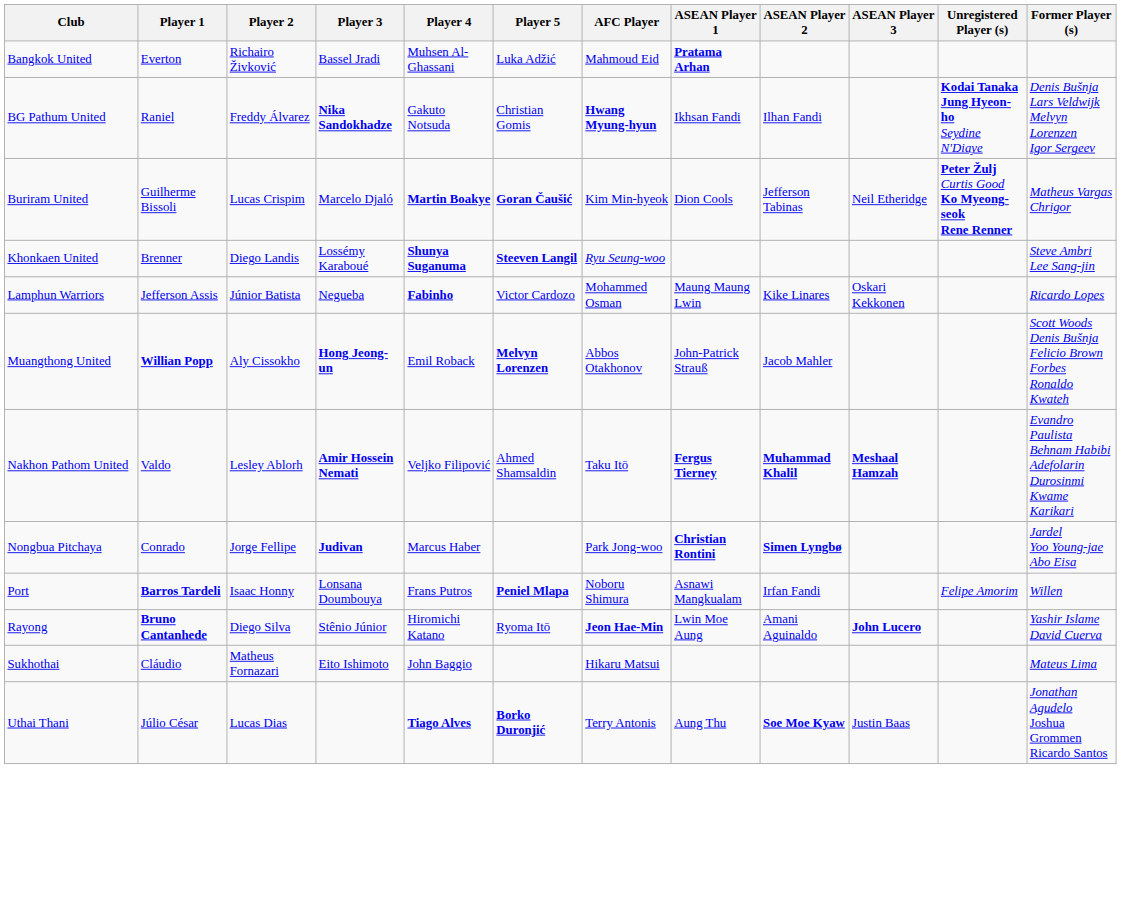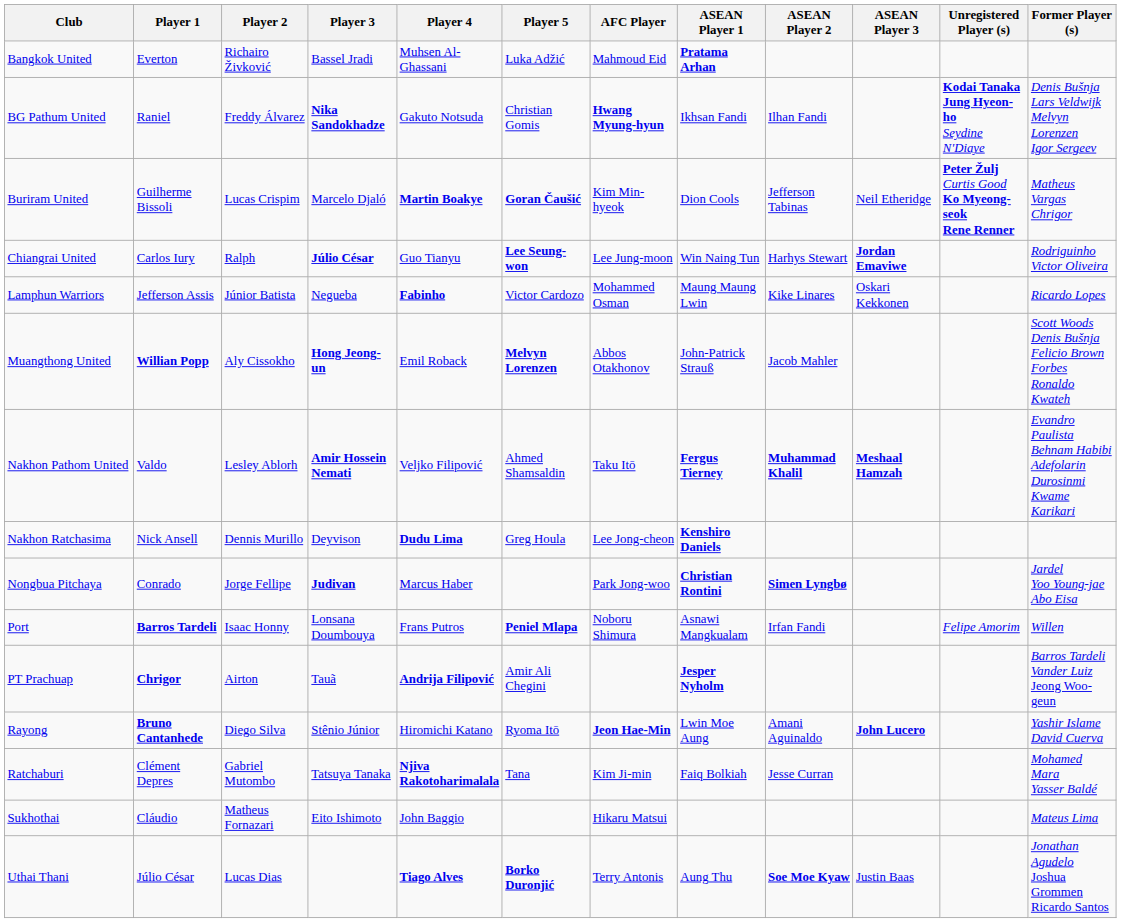+ row: (52, 258)
- row: (53, 258)
+ row: (59, 540)
+ row: (40, 679)
+ row: (36, 774)
